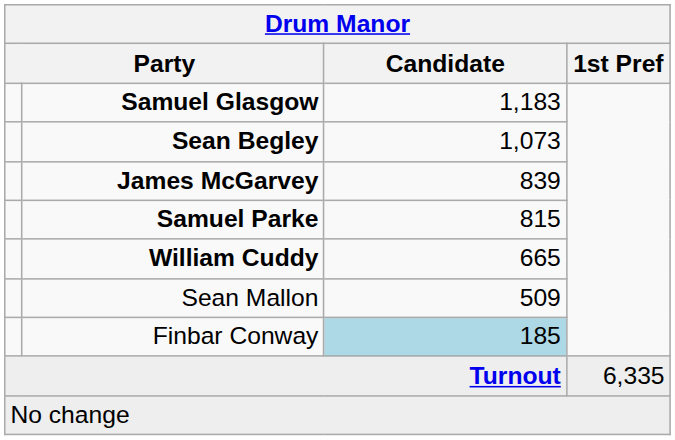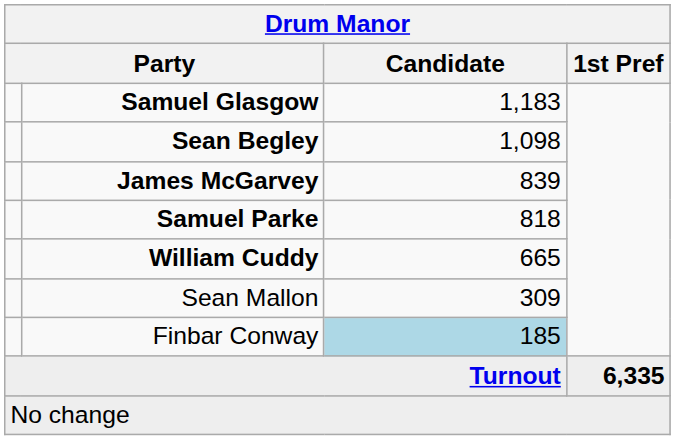(530, 141) 1,073 -> (530, 141) 1,098
(540, 219) 815 -> (540, 219) 818
(540, 297) 509 -> (540, 297) 309
(634, 375) normal -> (634, 375) bold
